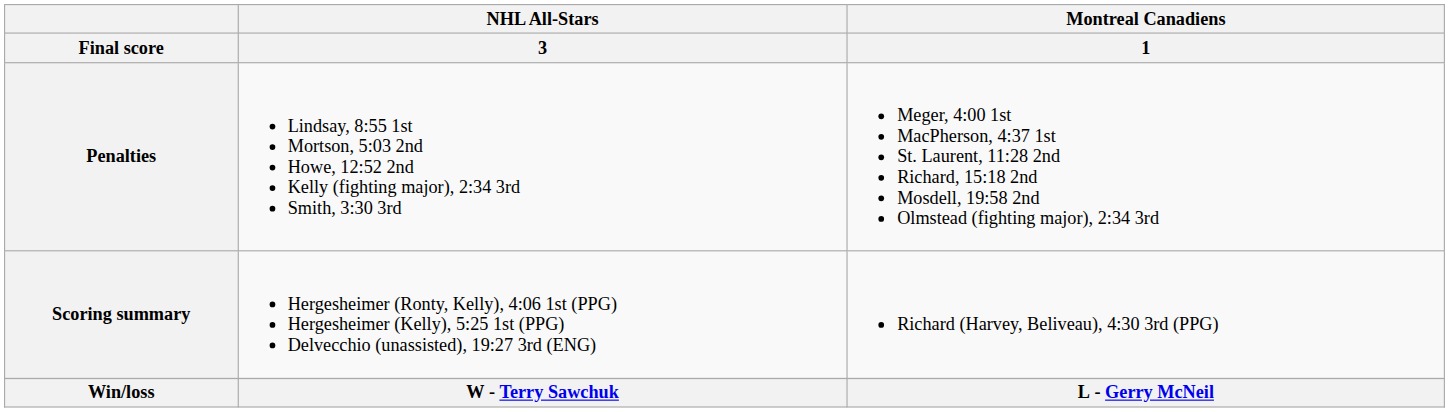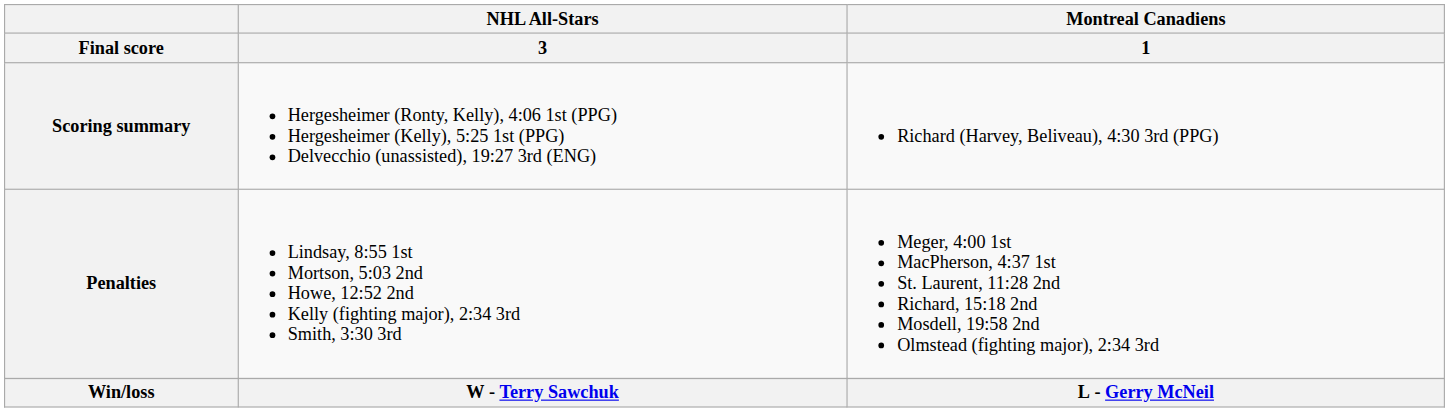rows swapped: (121, 314) <-> (121, 156)
